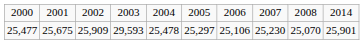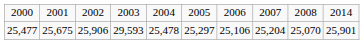(93, 30) 25,909 -> (93, 30) 25,906
(270, 30) 25,230 -> (270, 30) 25,204
